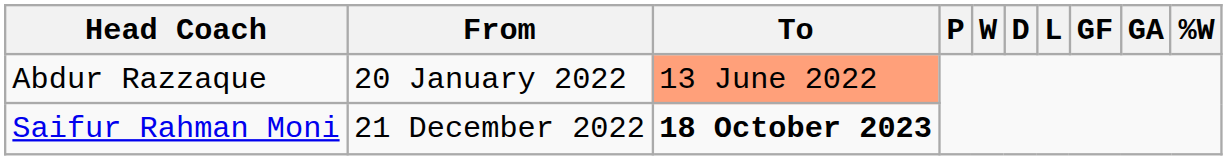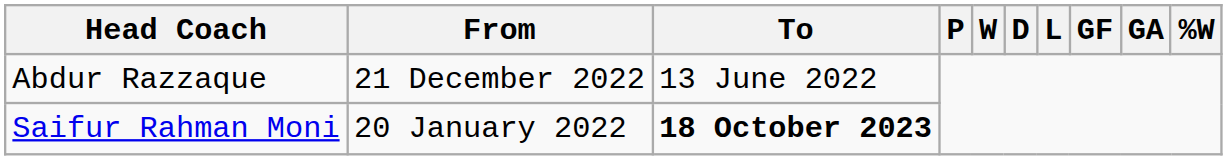(490, 79) 20 January 2022 -> (499, 79) 21 December 2022
(768, 79) lightsalmon background -> (768, 79) no background
(499, 129) 21 December 2022 -> (490, 129) 20 January 2022
